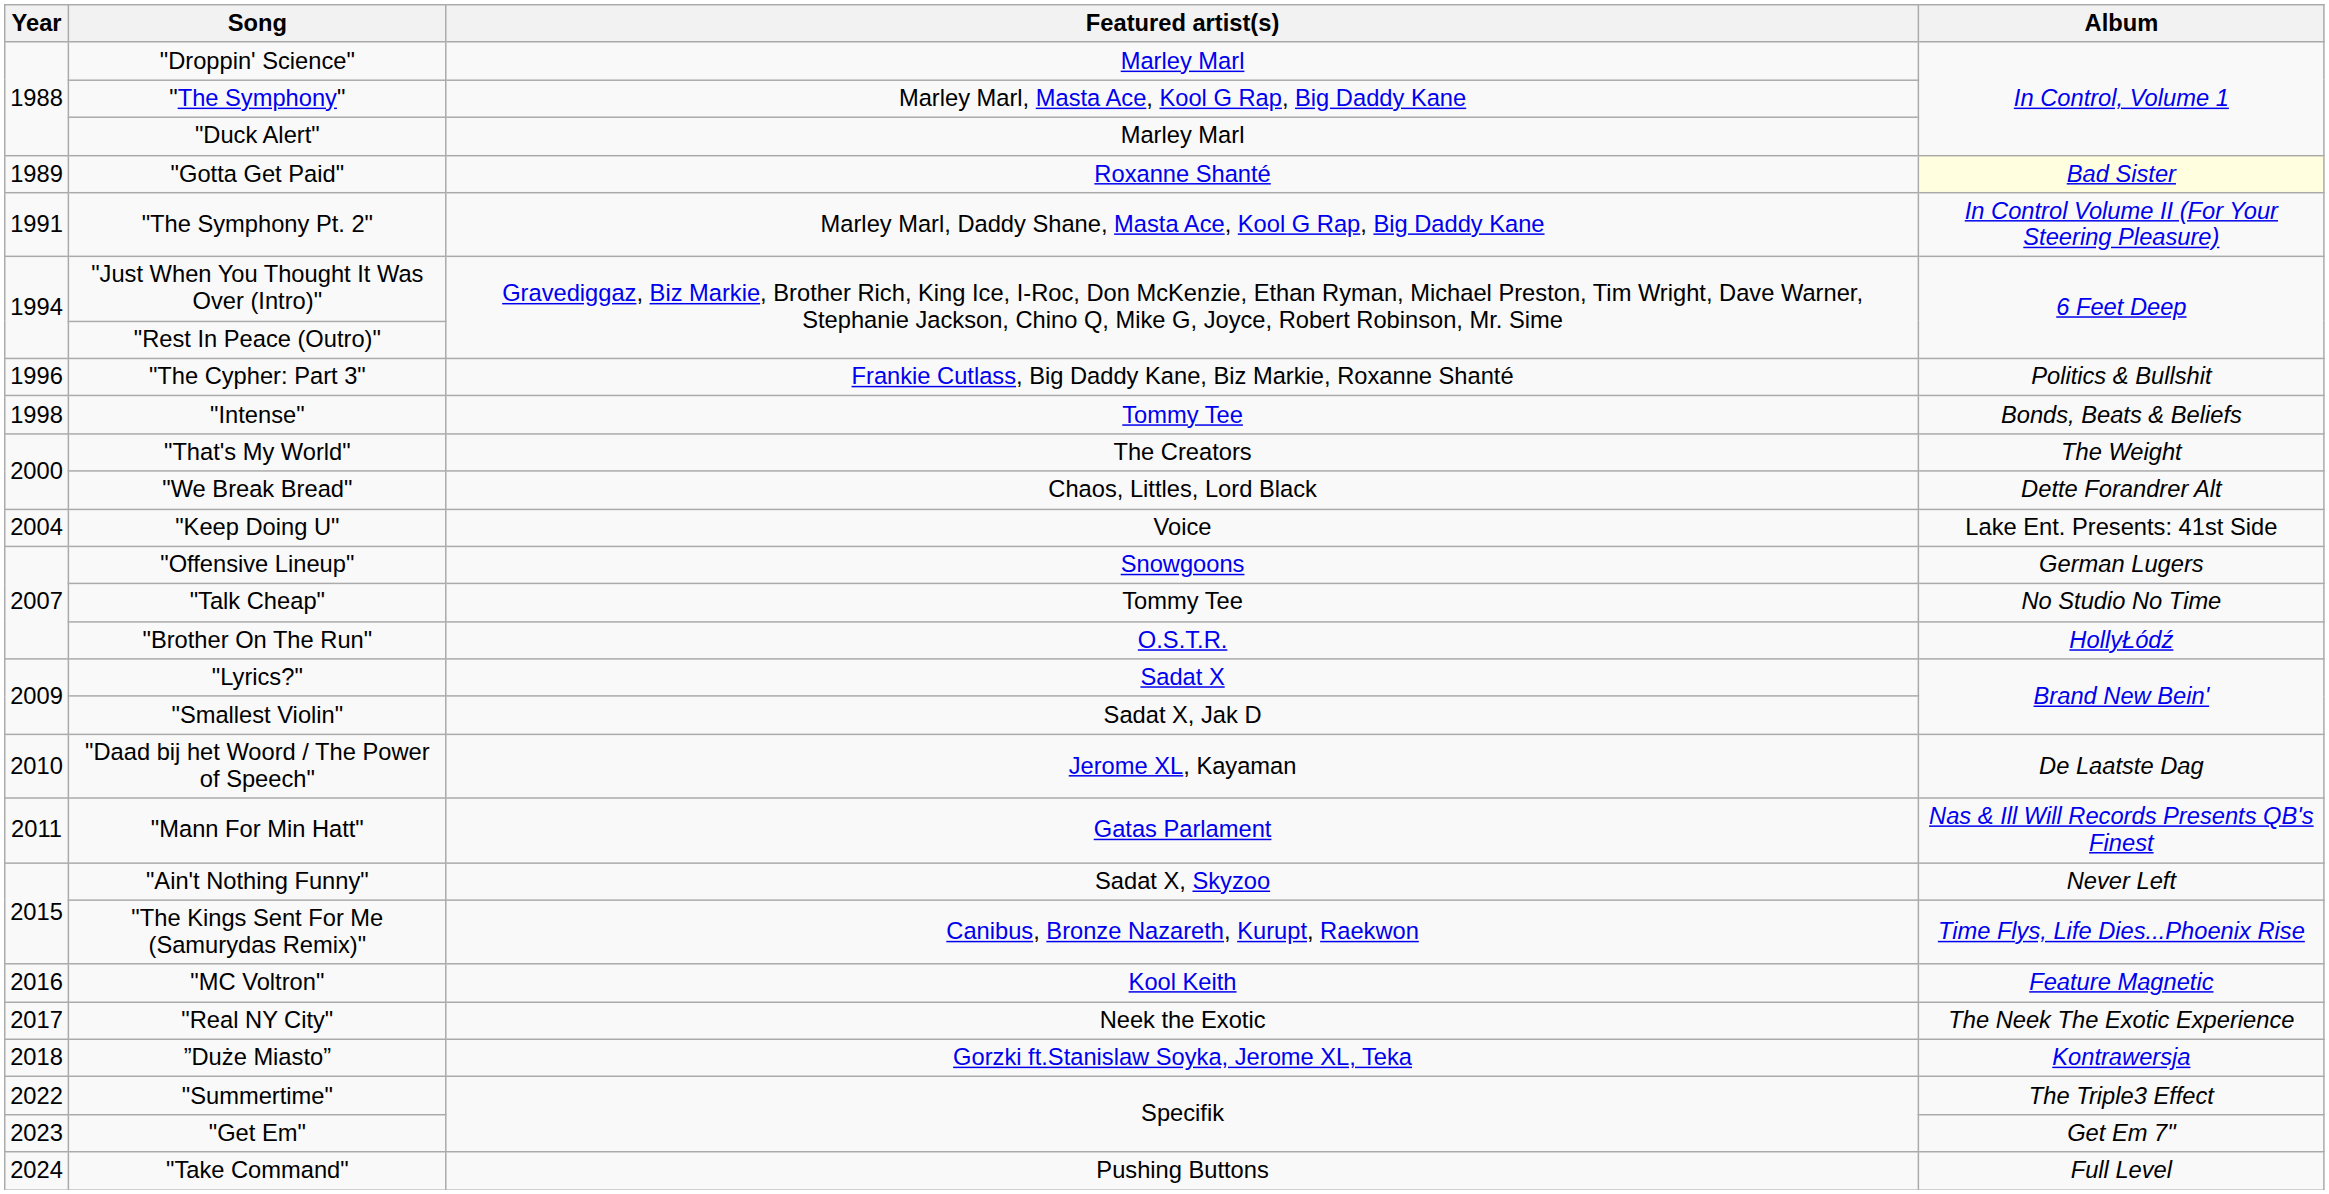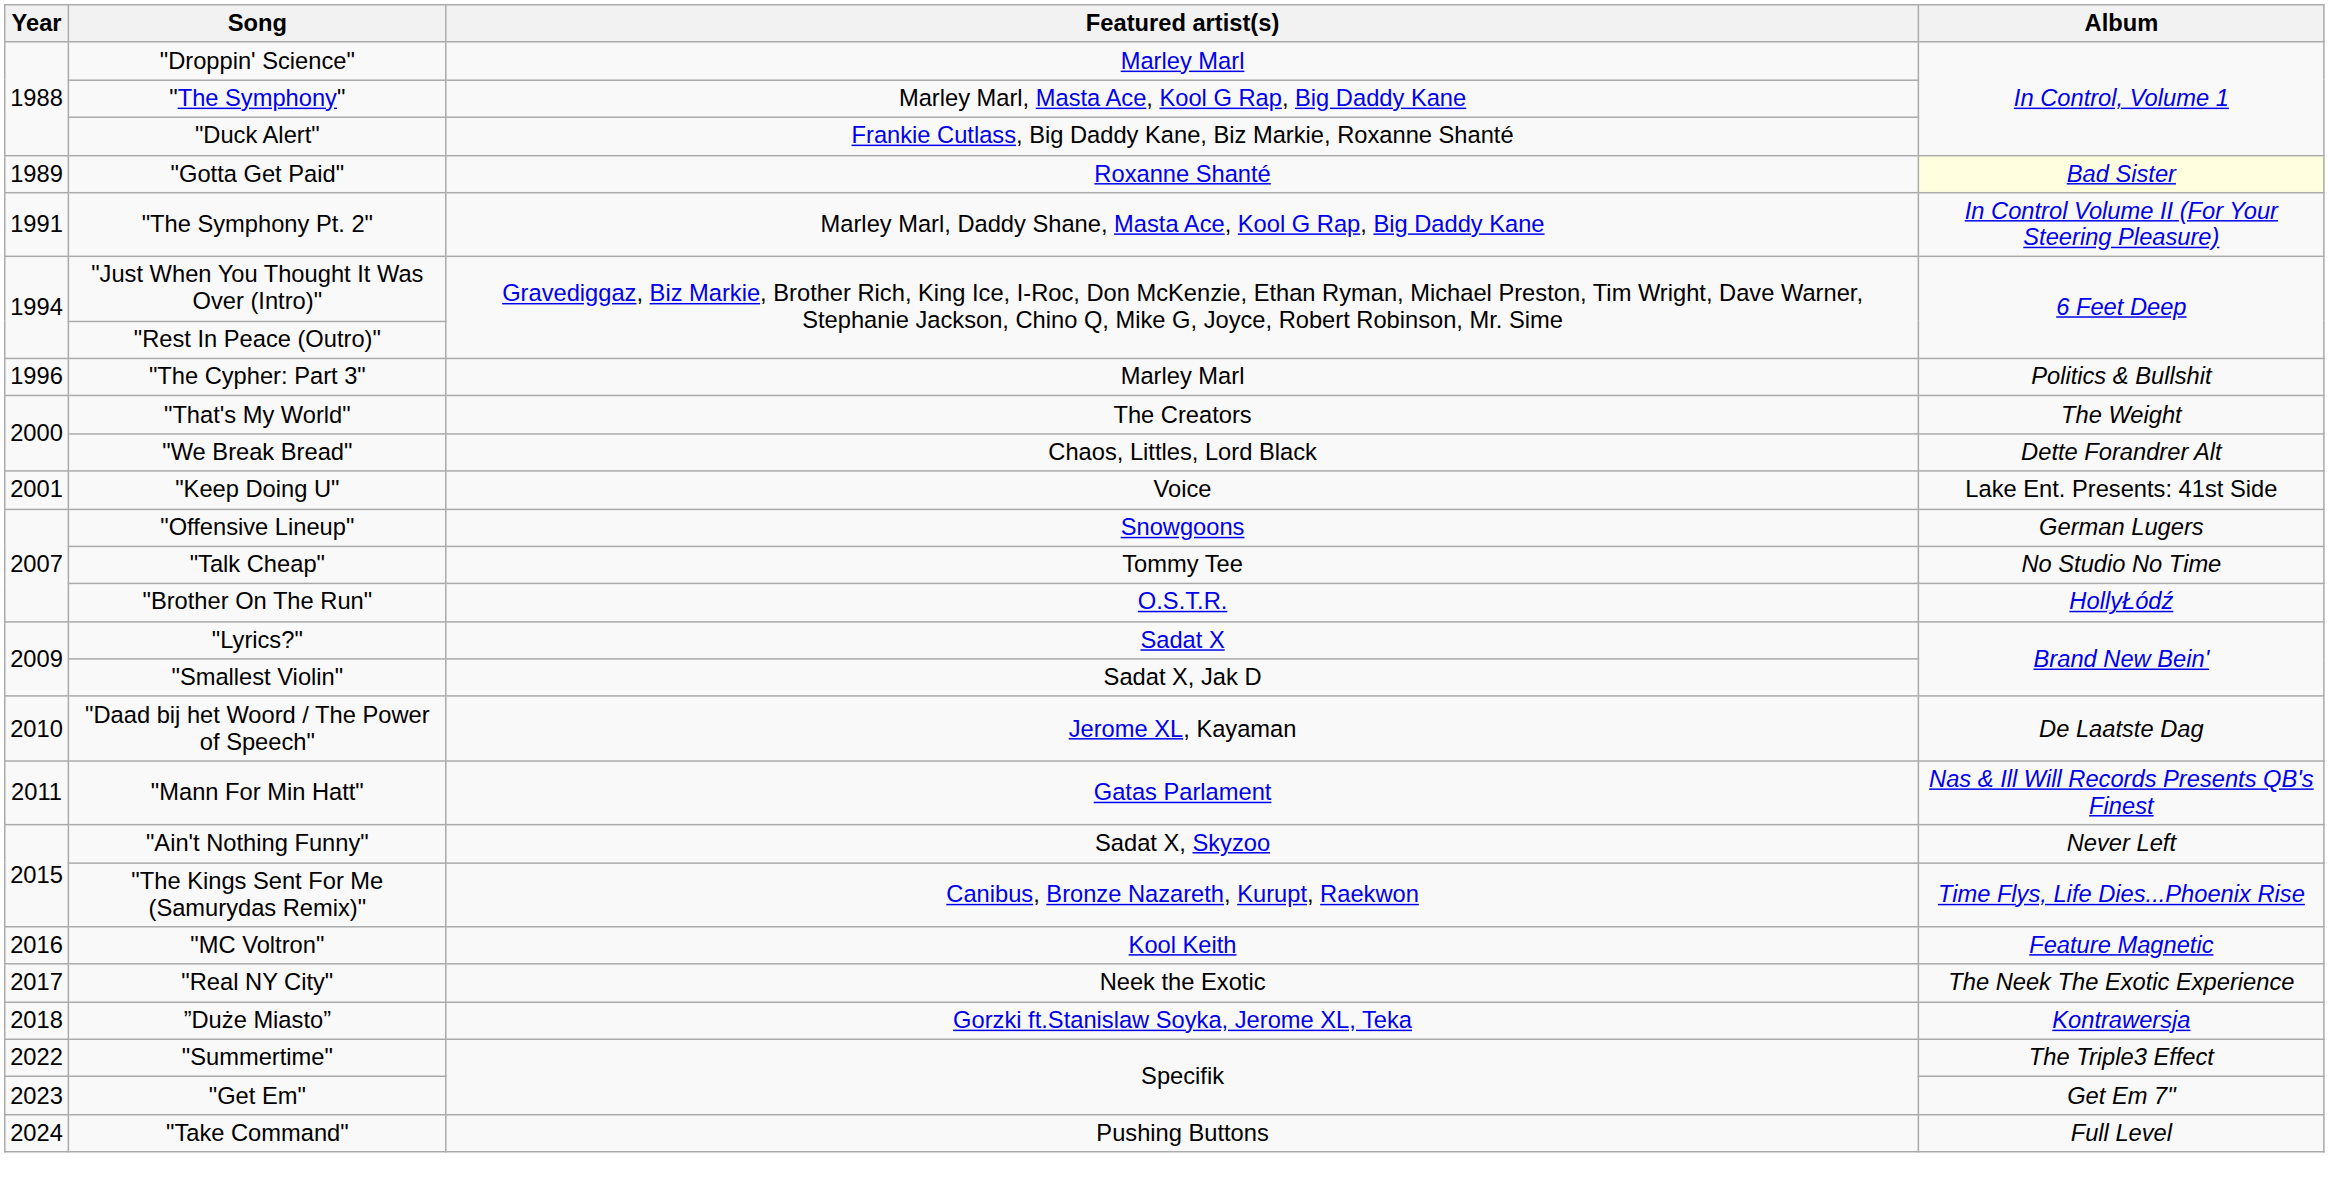(1183, 135) Marley Marl -> (1183, 135) Frankie Cutlass, Big Daddy Kane, Biz Markie, Roxanne Shanté
(1183, 376) Frankie Cutlass, Big Daddy Kane, Biz Markie, Roxanne Shanté -> (1183, 376) Marley Marl
- row: (257, 414)
(37, 527) 2004 -> (37, 489) 2001
